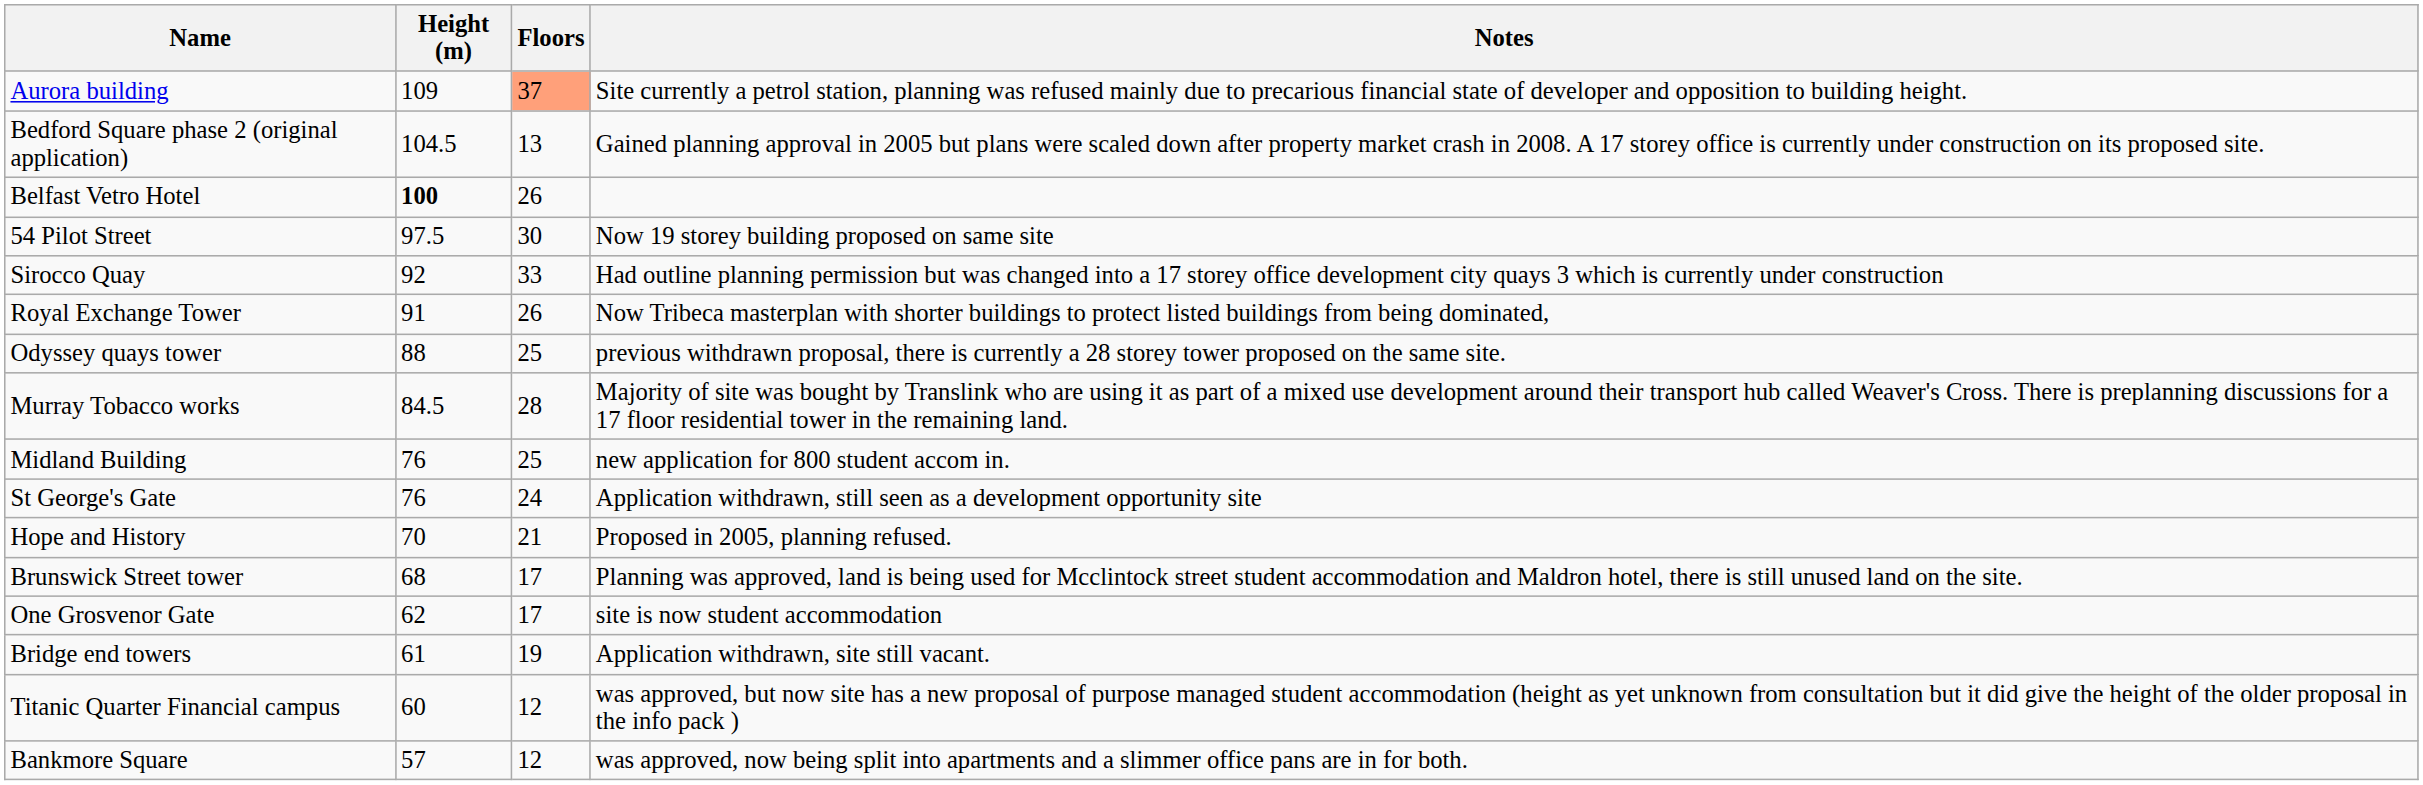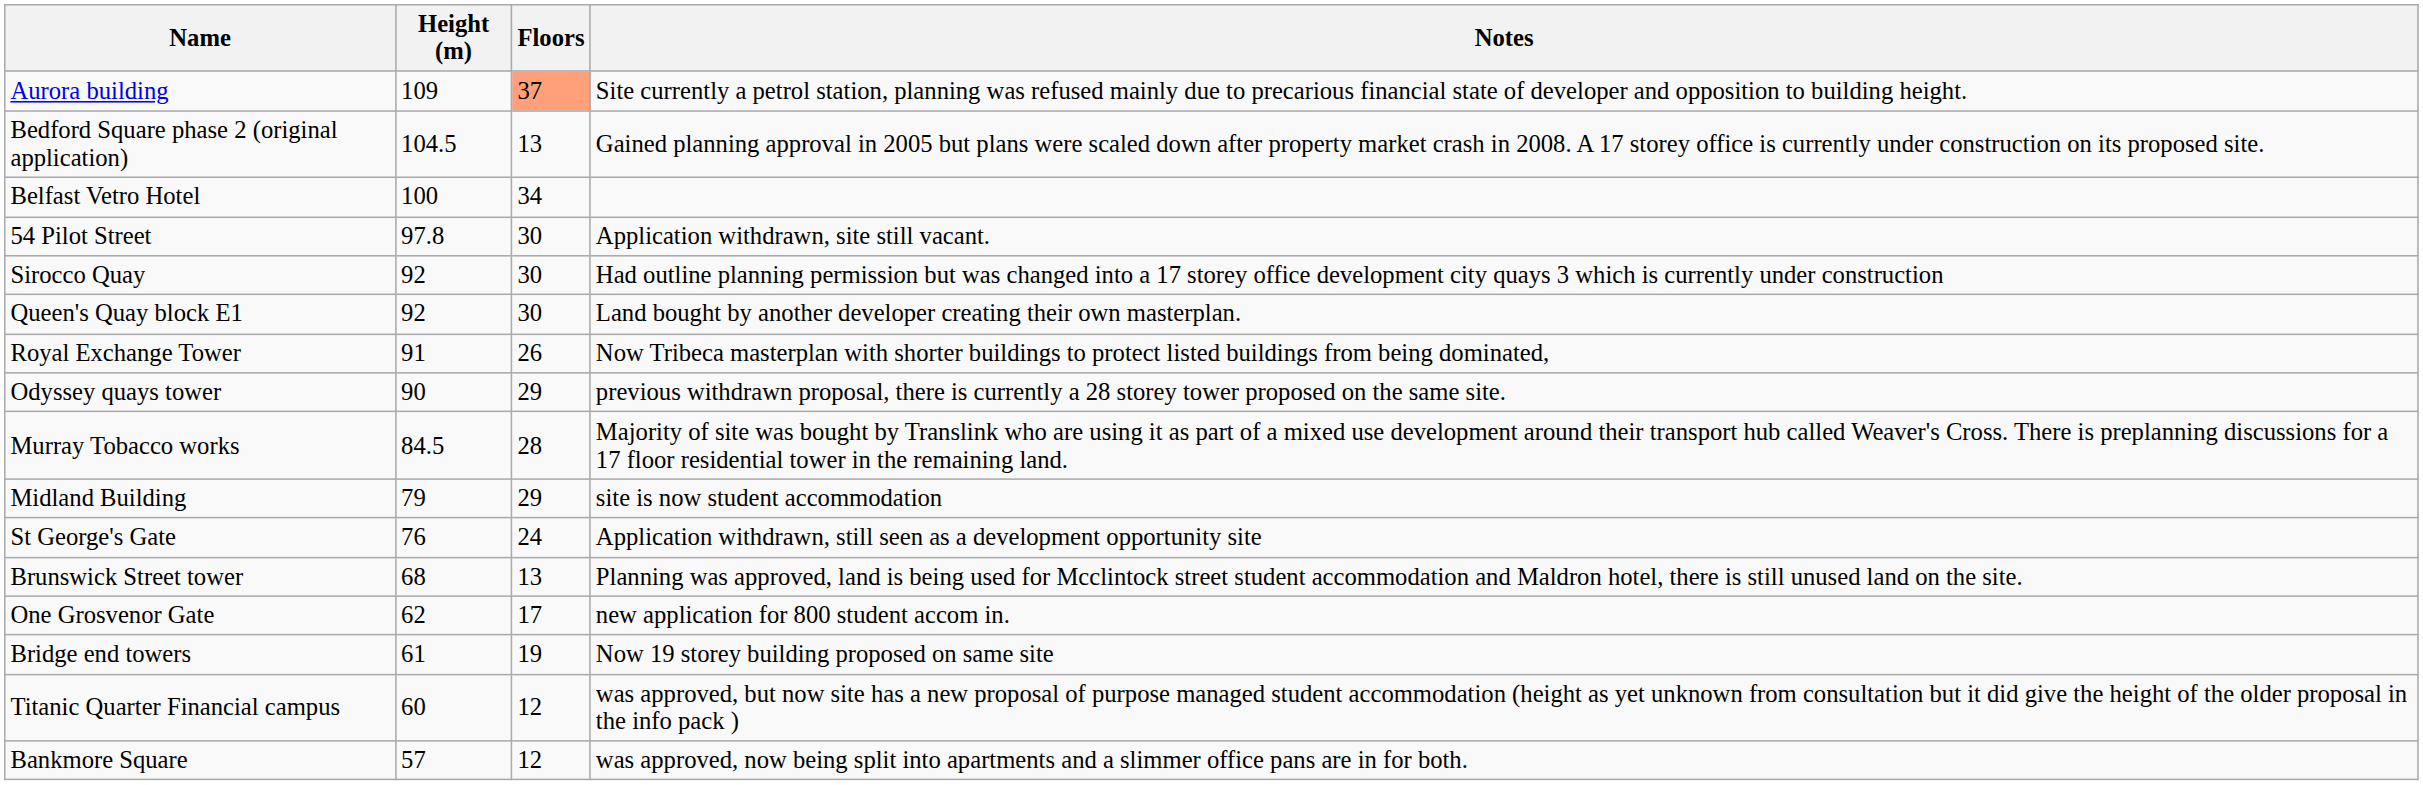(420, 196) bold -> (420, 196) normal
(530, 196) 26 -> (530, 196) 34
(423, 235) 97.5 -> (423, 235) 97.8
(825, 235) Now 19 storey building proposed on same site -> (793, 235) Application withdrawn, site still vacant.
(530, 274) 33 -> (530, 274) 30
+ row: (127, 313)
(413, 353) 88 -> (413, 392) 90
(530, 353) 25 -> (530, 392) 29
(413, 458) 76 -> (413, 497) 79
(530, 458) 25 -> (530, 497) 29
(803, 458) new application for 800 student accom in. -> (769, 497) site is now student accommodation
- row: (98, 537)
(530, 576) 17 -> (530, 576) 13
(769, 615) site is now student accommodation -> (803, 615) new application for 800 student accom in.
(793, 654) Application withdrawn, site still vacant. -> (825, 654) Now 19 storey building proposed on same site
